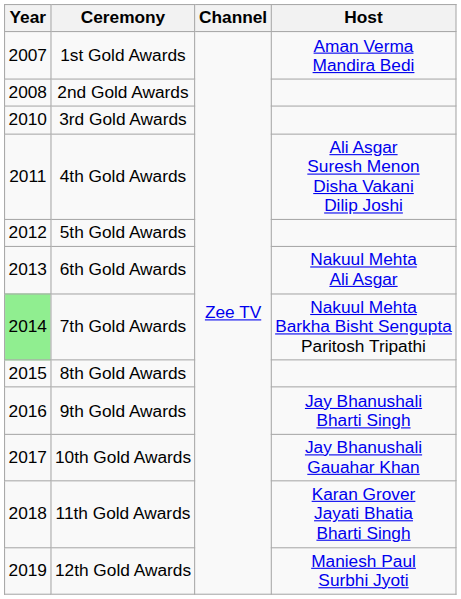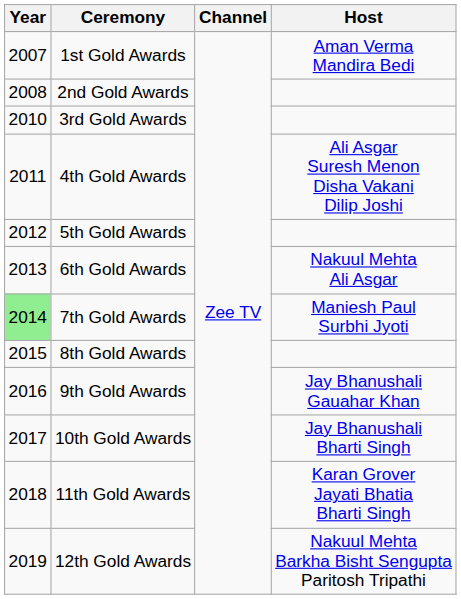(364, 326) Nakuul Mehta Barkha Bisht Sengupta Paritosh Tripathi -> (364, 316) Maniesh Paul Surbhi Jyoti
(364, 410) Jay Bhanushali Bharti Singh -> (364, 391) Jay Bhanushali Gauahar Khan
(364, 457) Jay Bhanushali Gauahar Khan -> (364, 438) Jay Bhanushali Bharti Singh
(364, 570) Maniesh Paul Surbhi Jyoti -> (364, 560) Nakuul Mehta Barkha Bisht Sengupta Paritosh Tripathi
